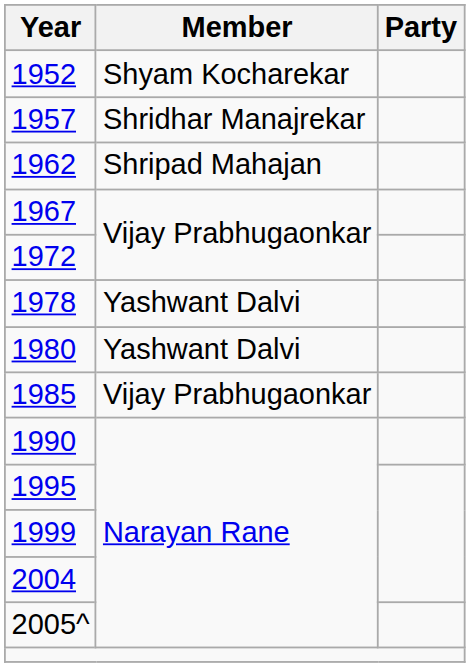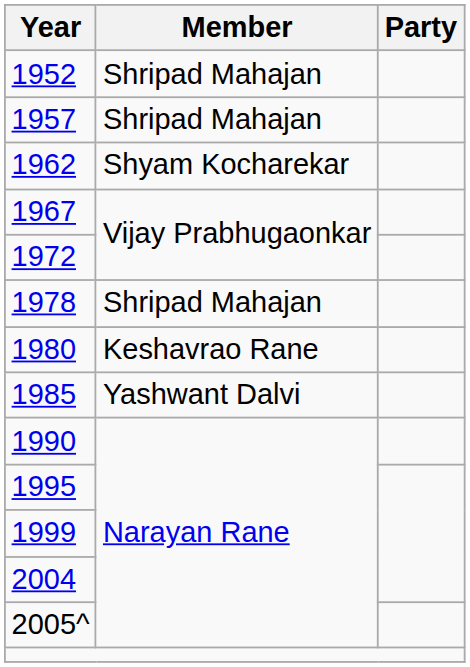(226, 73) Shyam Kocharekar -> (212, 73) Shripad Mahajan
(234, 119) Shridhar Manajrekar -> (212, 119) Shripad Mahajan
(212, 165) Shripad Mahajan -> (226, 165) Shyam Kocharekar
(202, 303) Yashwant Dalvi -> (212, 303) Shripad Mahajan
(202, 348) Yashwant Dalvi -> (211, 348) Keshavrao Rane
(237, 394) Vijay Prabhugaonkar -> (202, 394) Yashwant Dalvi
